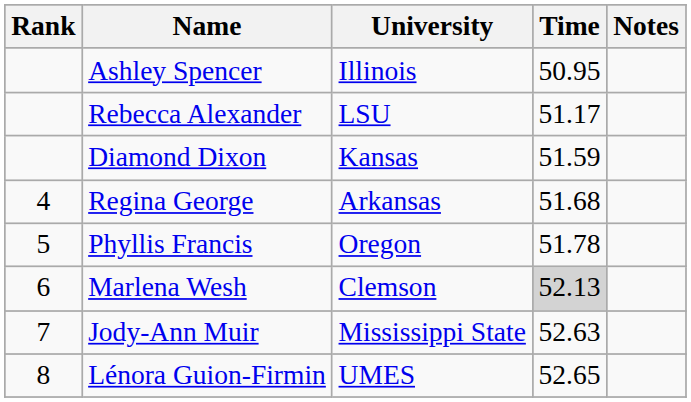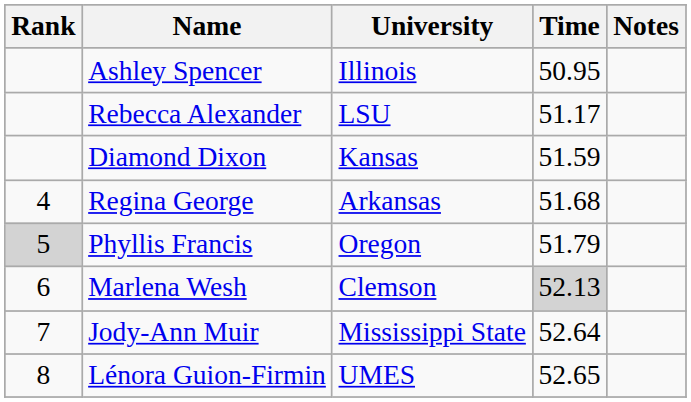(43, 244) no background -> (43, 244) lightgrey background
(570, 244) 51.78 -> (570, 244) 51.79
(570, 331) 52.63 -> (570, 331) 52.64
